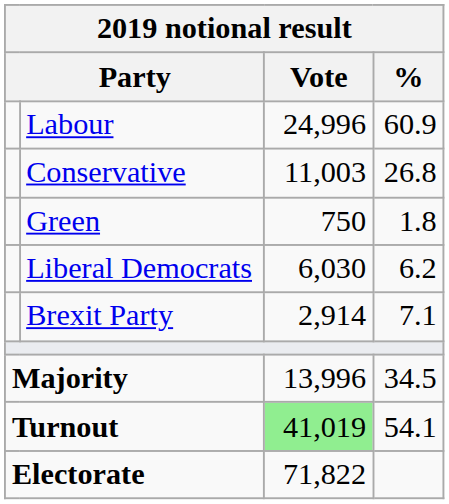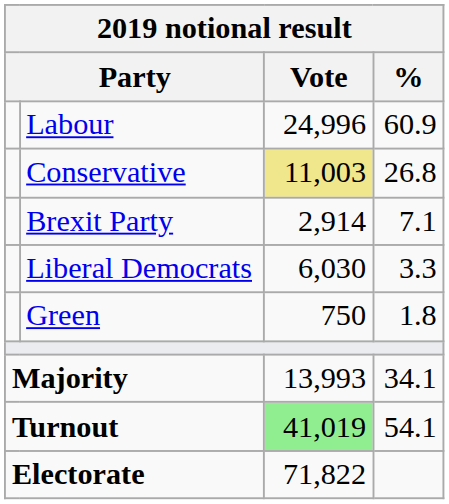(325, 172) no background -> (325, 172) khaki background
rows swapped: (100, 316) <-> (63, 220)
(418, 268) 6.2 -> (418, 268) 3.3
(324, 378) 13,996 -> (324, 378) 13,993
(410, 378) 34.5 -> (410, 378) 34.1
